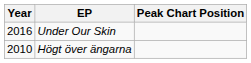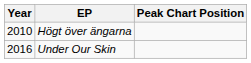rows swapped: (85, 49) <-> (77, 31)
